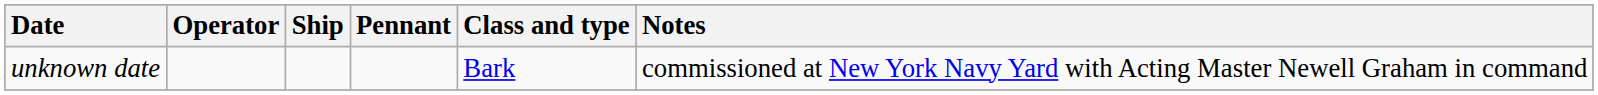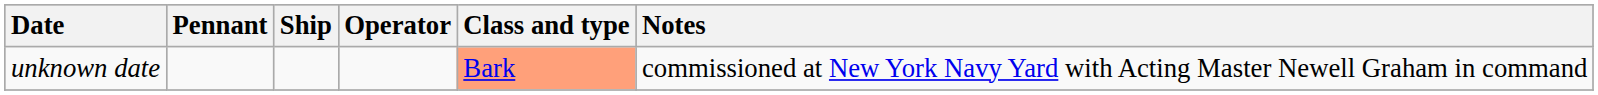columns swapped: (226, 25) <-> (403, 25)
(489, 68) no background -> (489, 68) lightsalmon background
